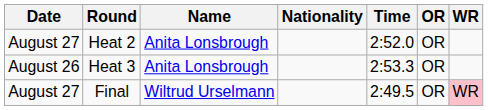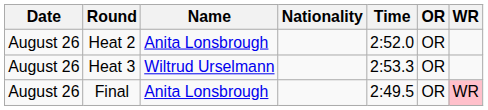(44, 42) August 27 -> (44, 42) August 26
(206, 67) Anita Lonsbrough -> (209, 67) Wiltrud Urselmann
(44, 92) August 27 -> (44, 92) August 26
(209, 92) Wiltrud Urselmann -> (206, 92) Anita Lonsbrough
